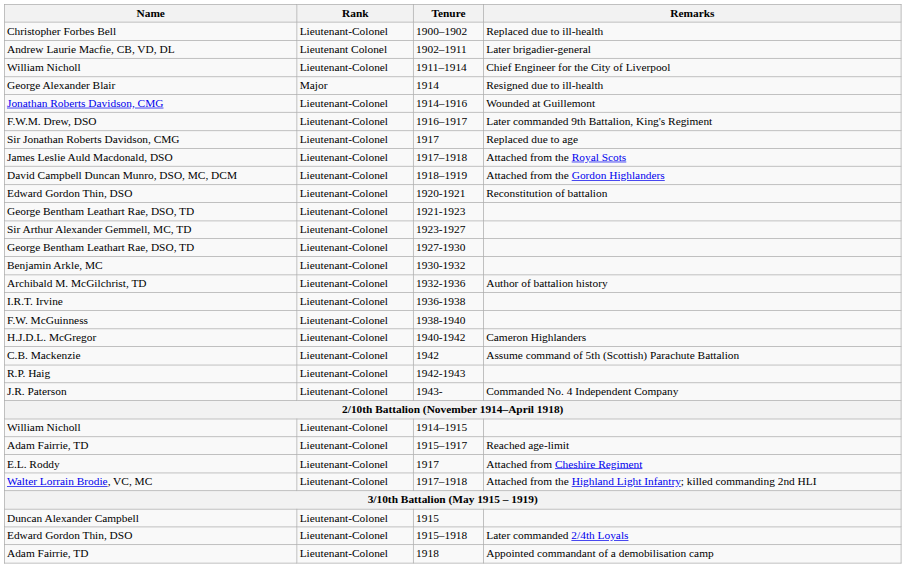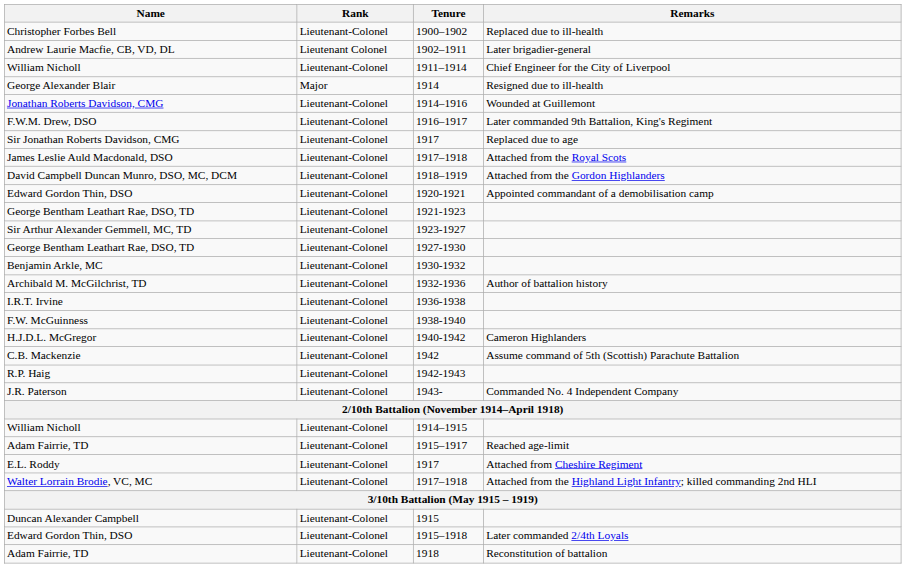(547, 193) Reconstitution of battalion -> (600, 193) Appointed commandant of a demobilisation camp
(600, 553) Appointed commandant of a demobilisation camp -> (547, 553) Reconstitution of battalion
